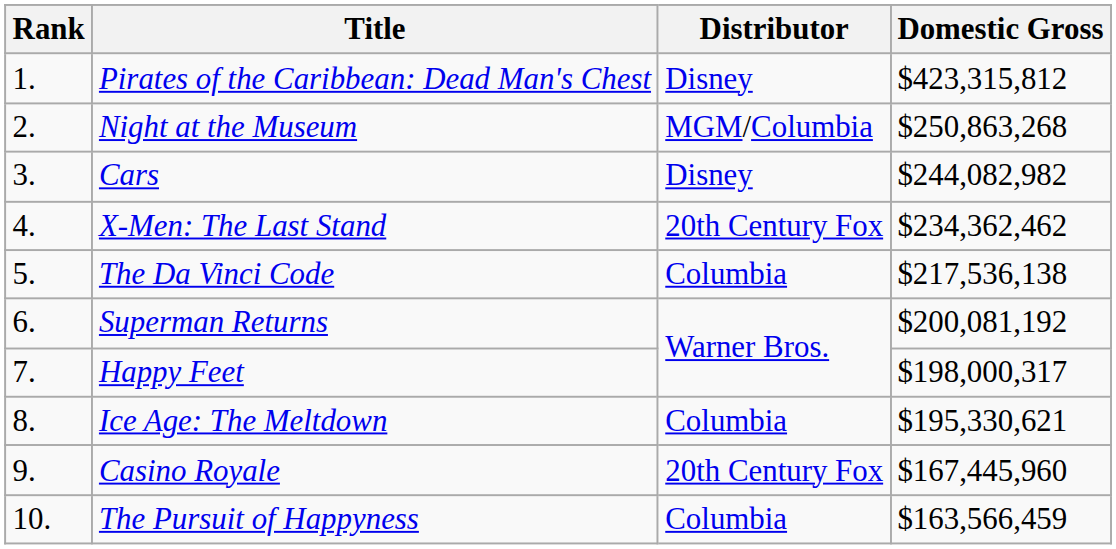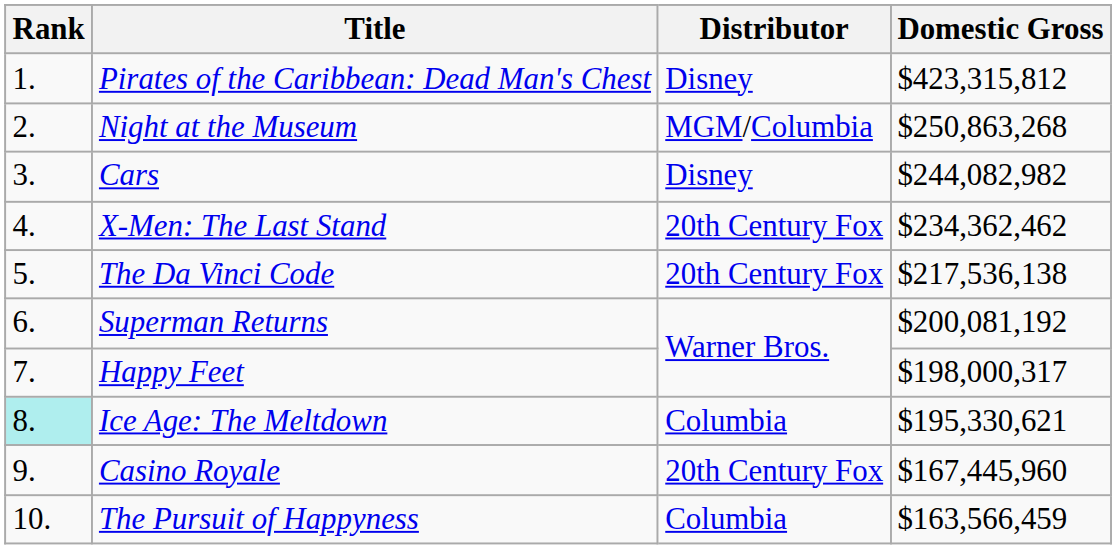(726, 273) Columbia -> (774, 273) 20th Century Fox
(24, 420) no background -> (24, 420) paleturquoise background
